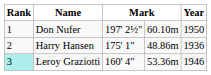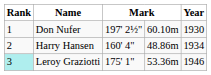(194, 29) 1950 -> (194, 29) 1930
(120, 45) 175' 1" -> (120, 45) 160' 4"
(194, 45) 1936 -> (194, 45) 1934
(120, 62) 160' 4" -> (120, 62) 175' 1"
